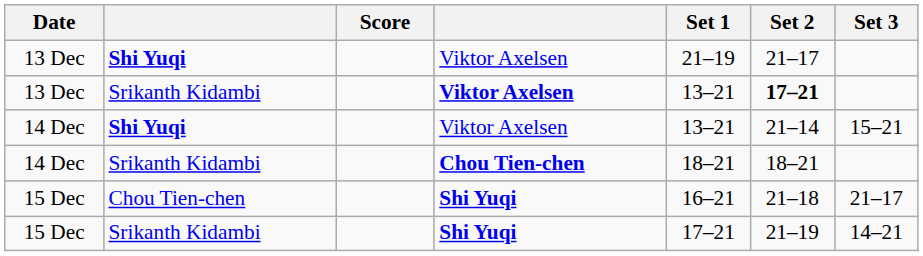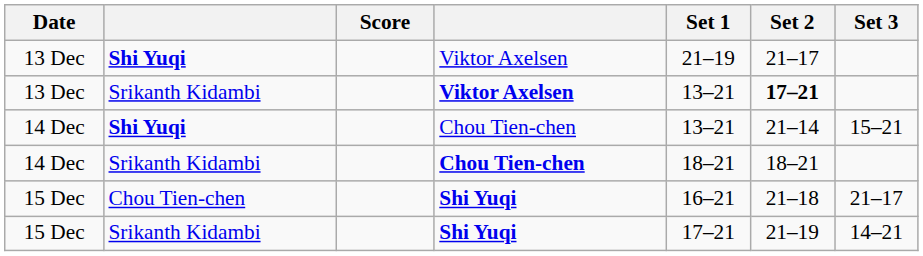(503, 127) Viktor Axelsen -> (508, 127) Chou Tien-chen
